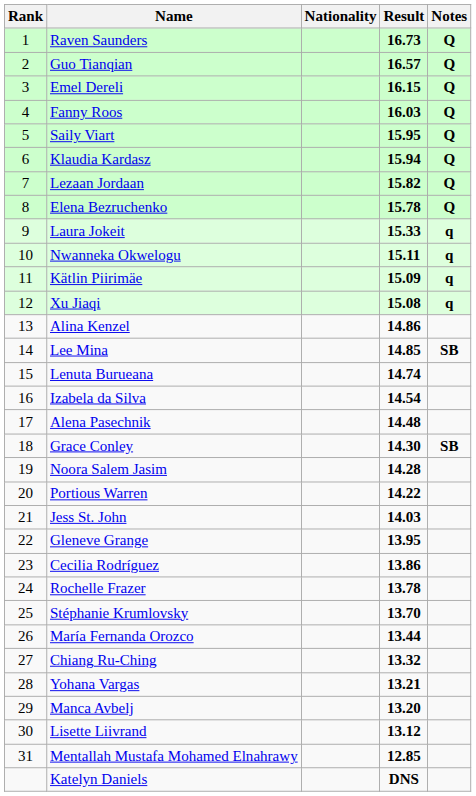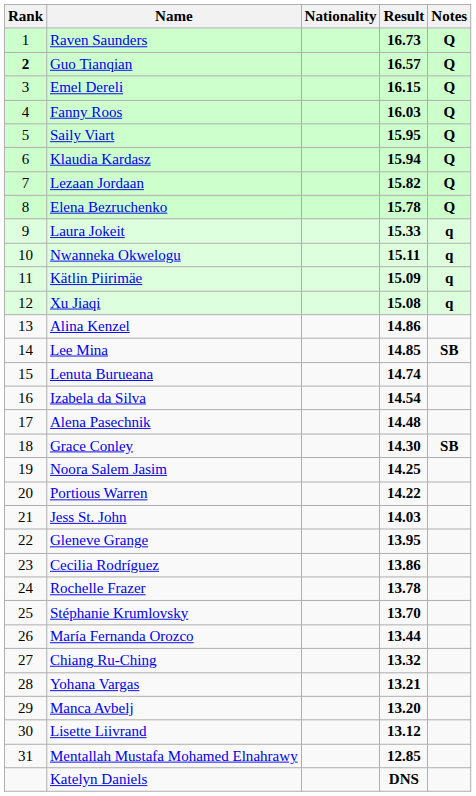(25, 64) normal -> (25, 64) bold
(404, 469) 14.28 -> (404, 469) 14.25
